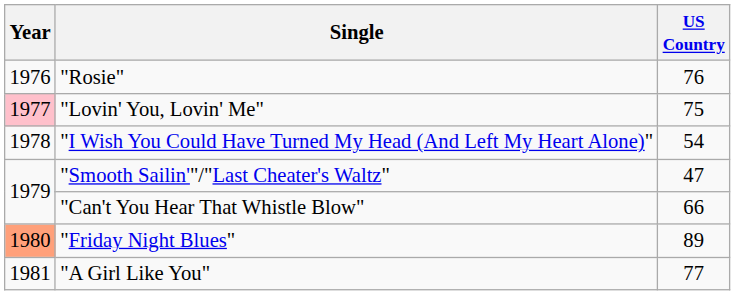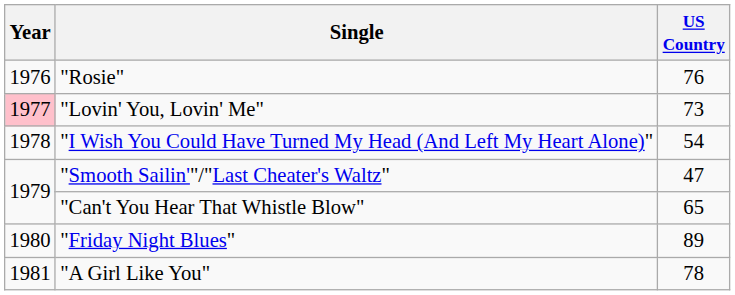(694, 109) 75 -> (694, 109) 73
(694, 207) 66 -> (694, 207) 65
(30, 240) lightsalmon background -> (30, 240) no background
(694, 273) 77 -> (694, 273) 78
